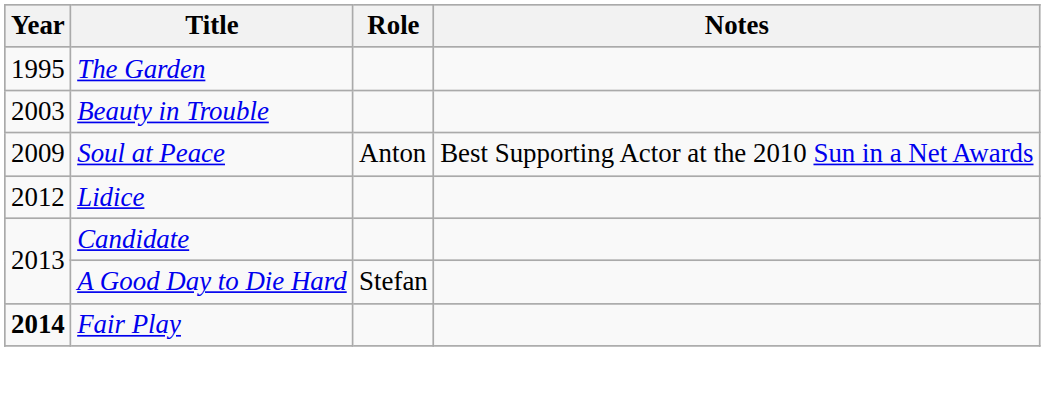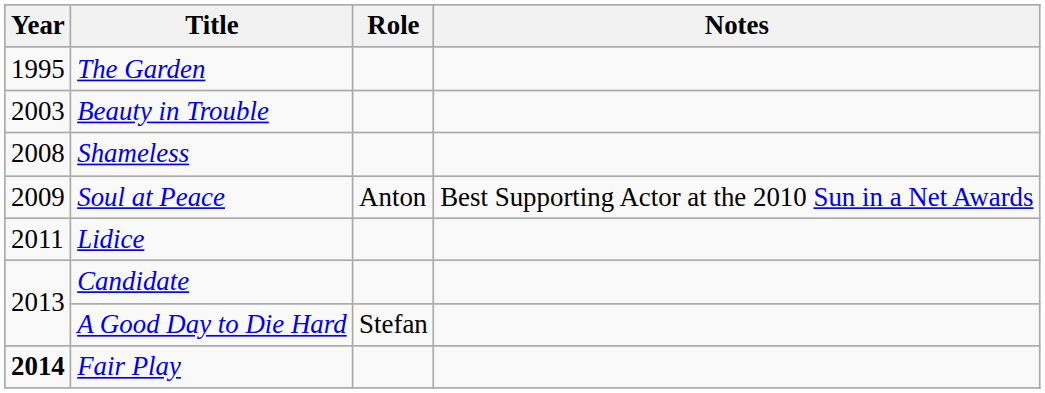+ row: (133, 153)
(38, 196) 2012 -> (37, 238) 2011
